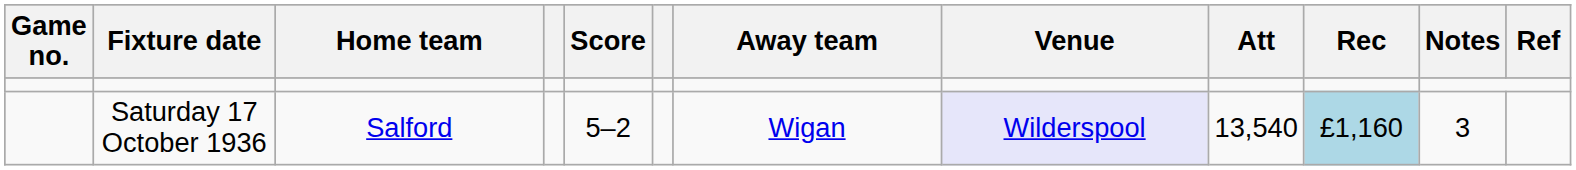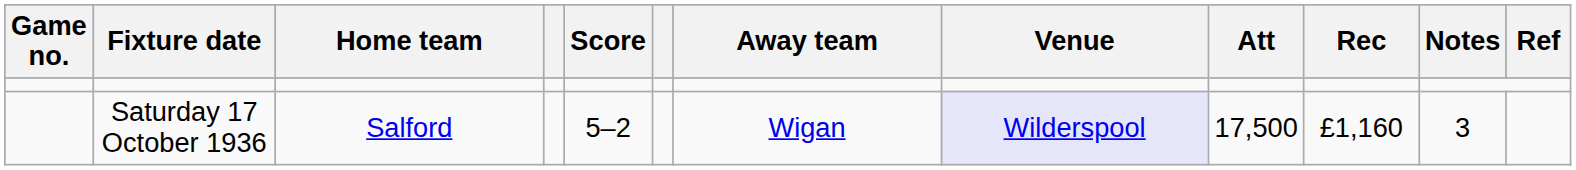(1256, 127) 13,540 -> (1256, 127) 17,500
(1361, 127) lightblue background -> (1361, 127) no background
